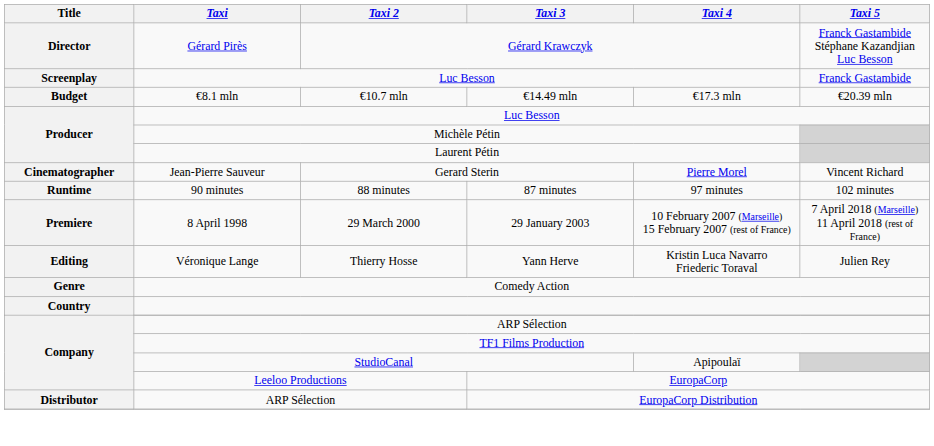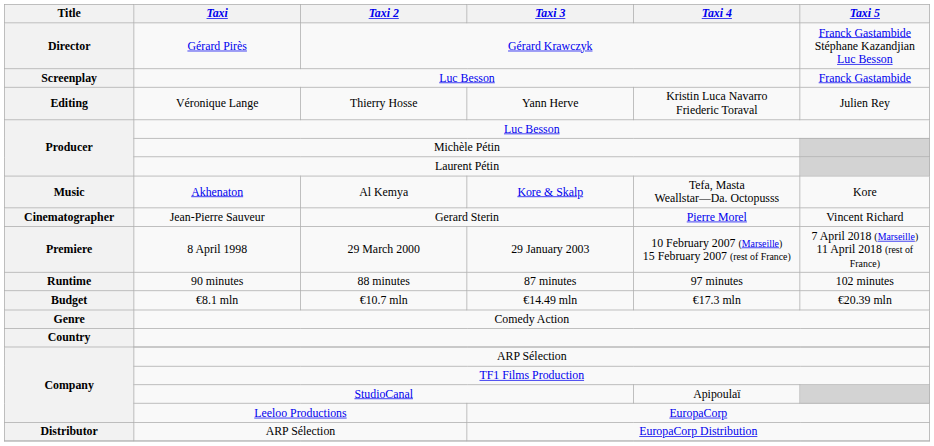rows swapped: (69, 261) <-> (69, 96)
+ row: (69, 191)
rows swapped: (69, 222) <-> (69, 190)
